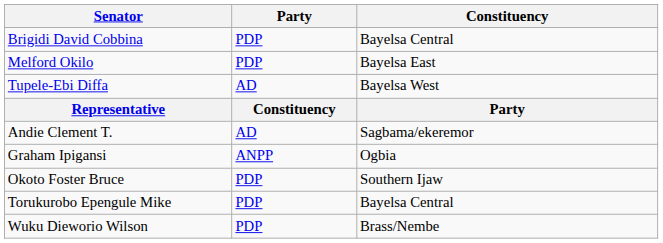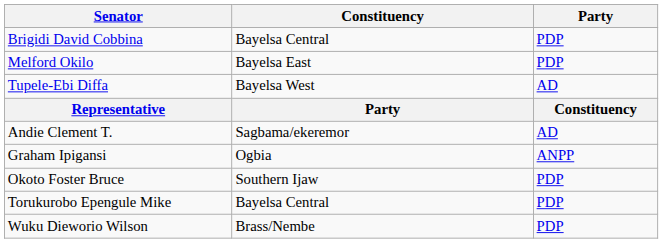columns swapped: (294, 16) <-> (507, 16)
